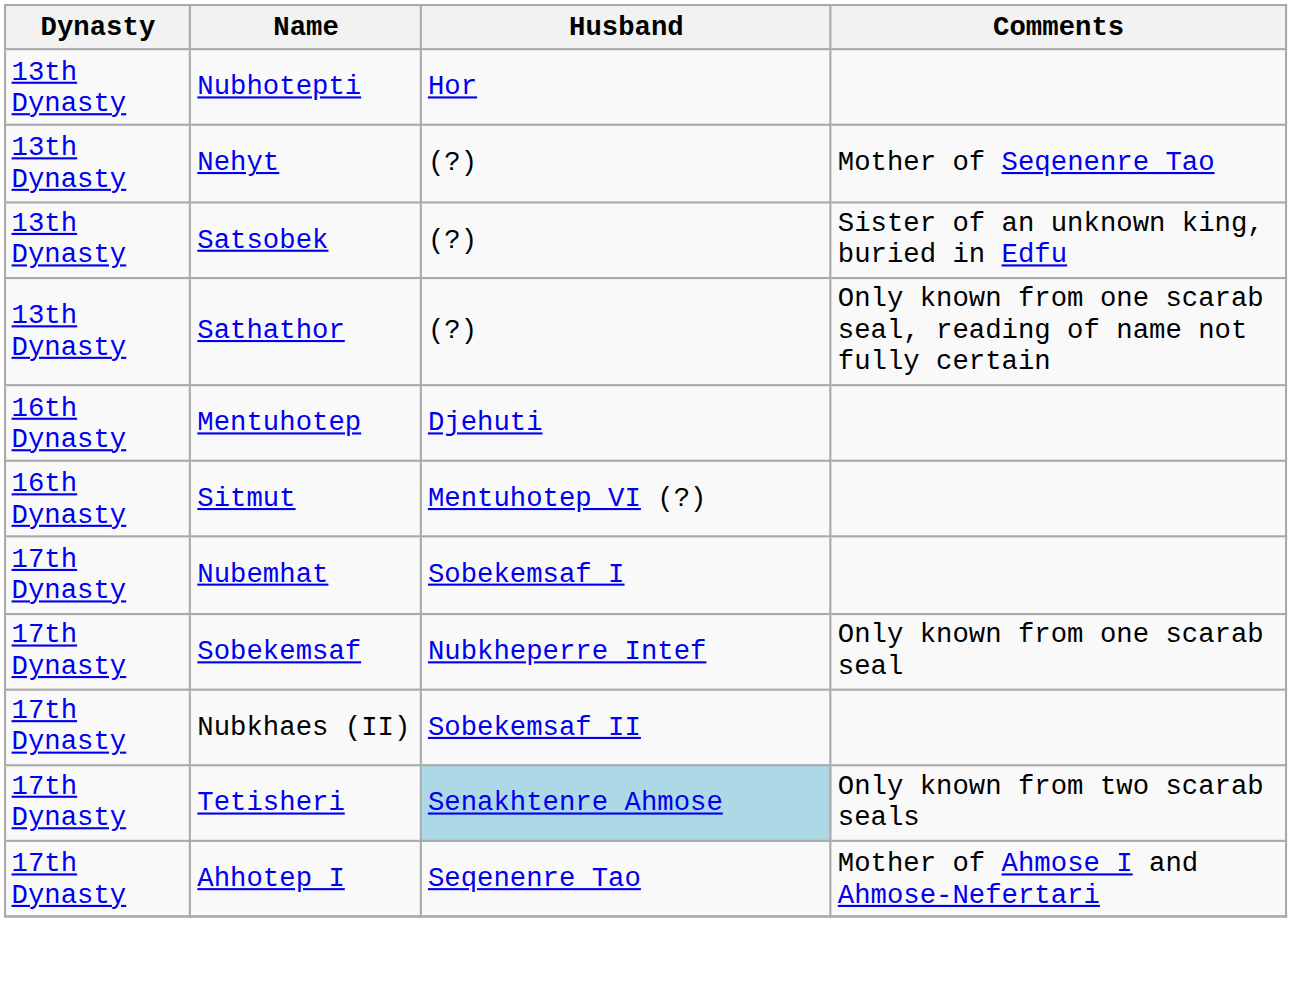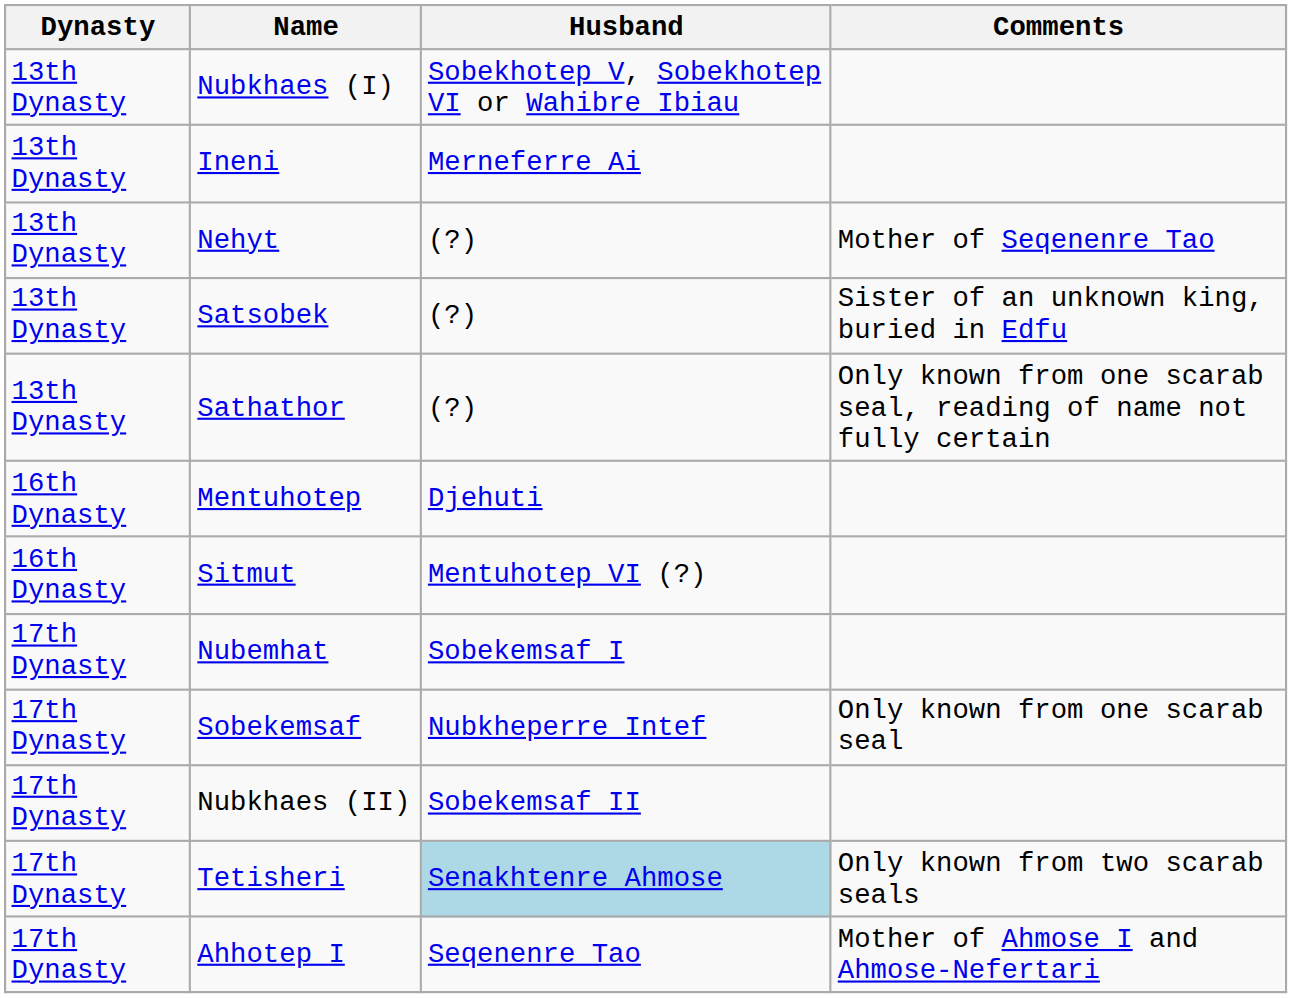- row: (279, 88)
+ row: (296, 88)
+ row: (238, 164)
